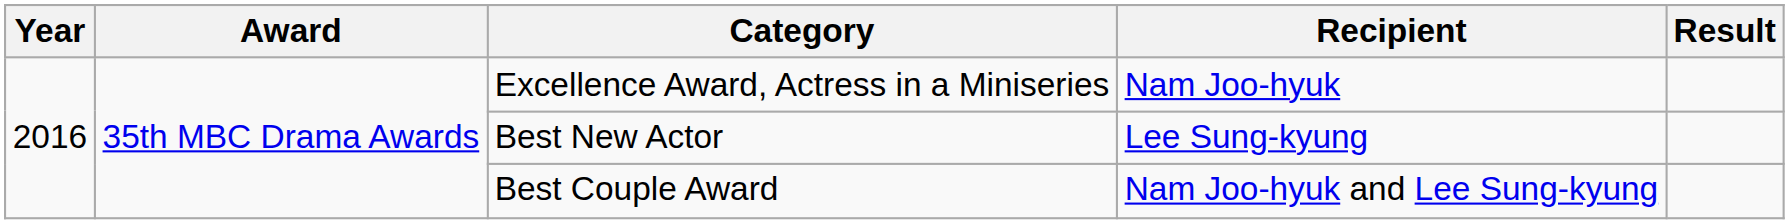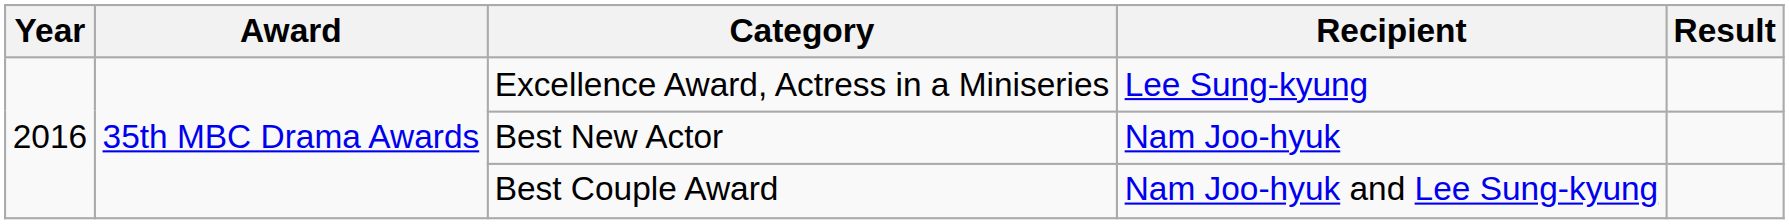(1232, 84) Nam Joo-hyuk -> (1246, 84) Lee Sung-kyung
(1246, 137) Lee Sung-kyung -> (1232, 137) Nam Joo-hyuk
